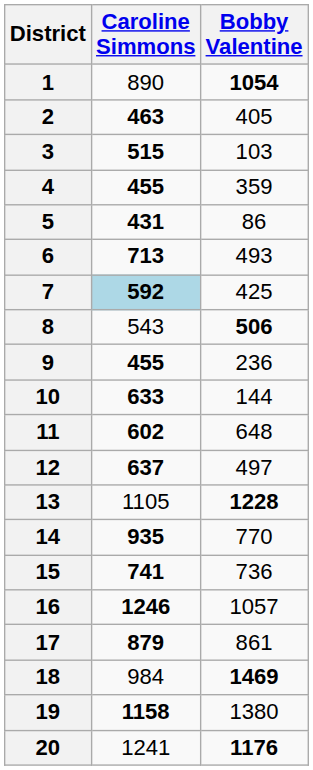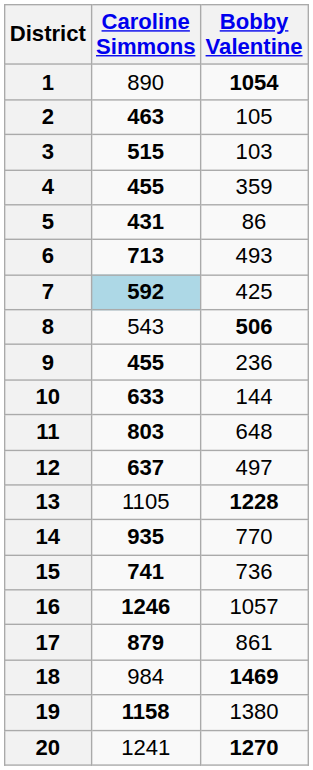(254, 116) 405 -> (254, 116) 105
(146, 432) 602 -> (146, 432) 803
(254, 747) 1176 -> (254, 747) 1270
